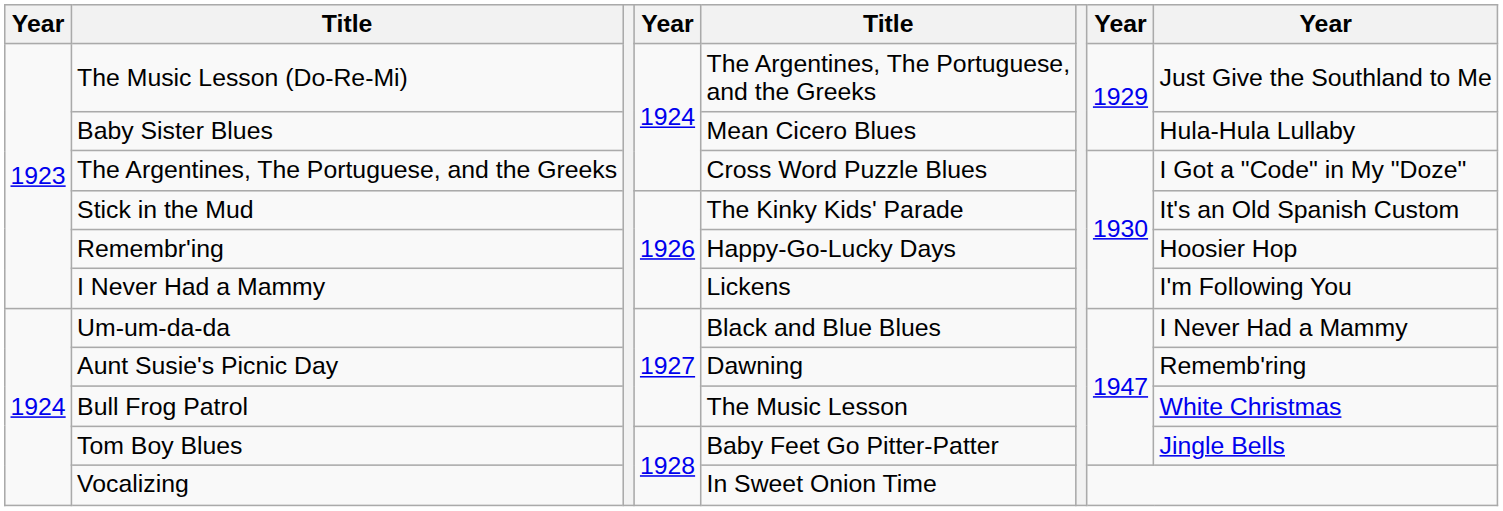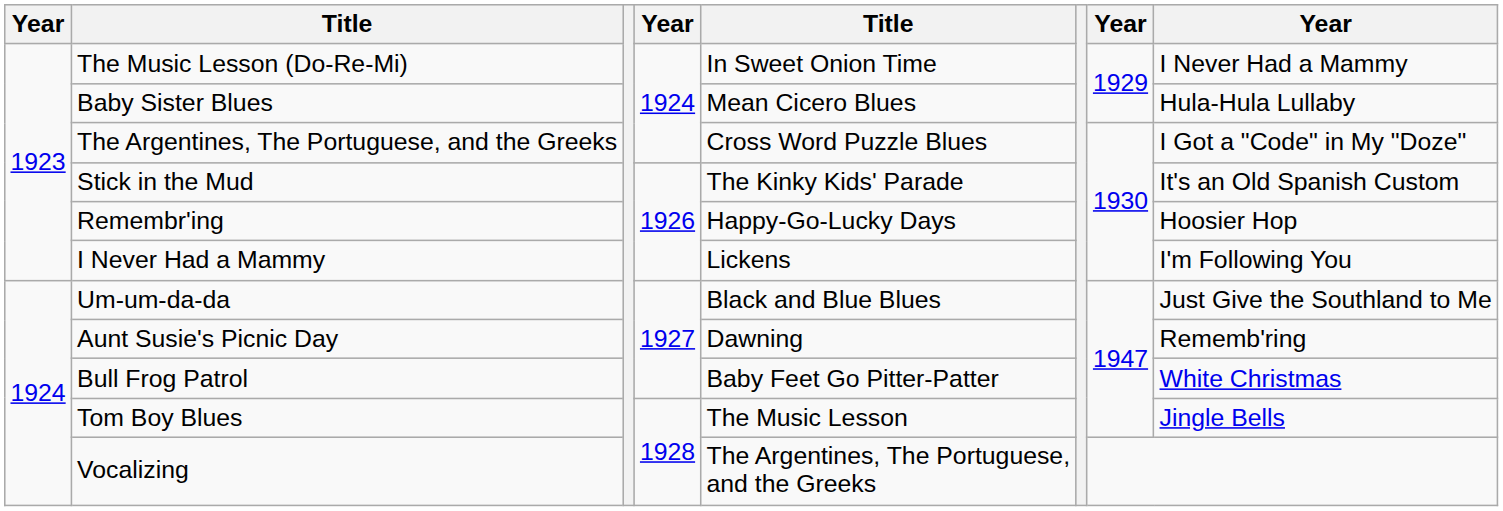(888, 77) The Argentines, The Portuguese, and the Greeks -> (822, 63) In Sweet Onion Time
(1326, 77) Just Give the Southland to Me -> (1284, 63) I Never Had a Mammy
(1284, 327) I Never Had a Mammy -> (1326, 299) Just Give the Southland to Me
(807, 406) The Music Lesson -> (853, 378) Baby Feet Go Pitter-Patter
(853, 445) Baby Feet Go Pitter-Patter -> (807, 417) The Music Lesson
(822, 484) In Sweet Onion Time -> (888, 470) The Argentines, The Portuguese, and the Greeks
